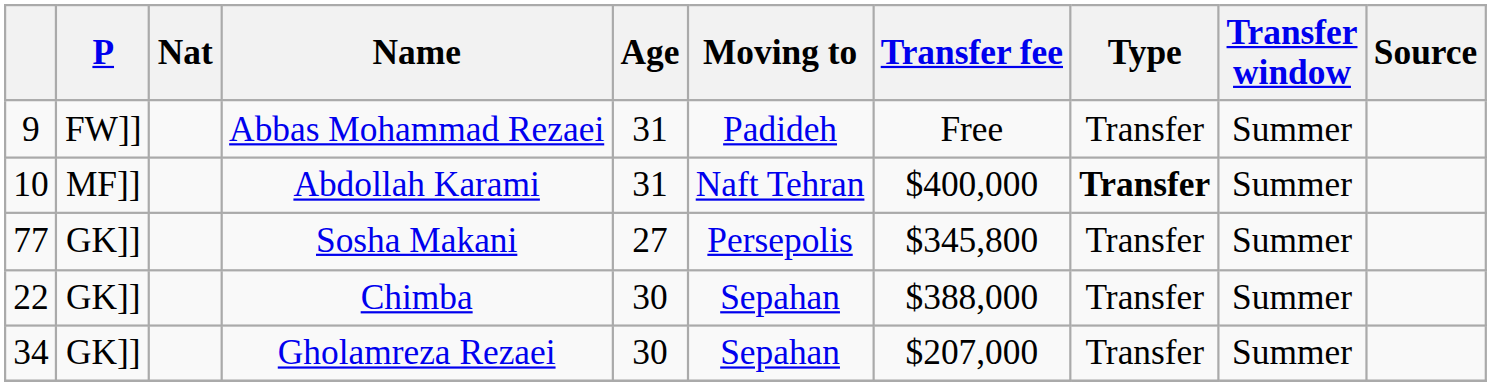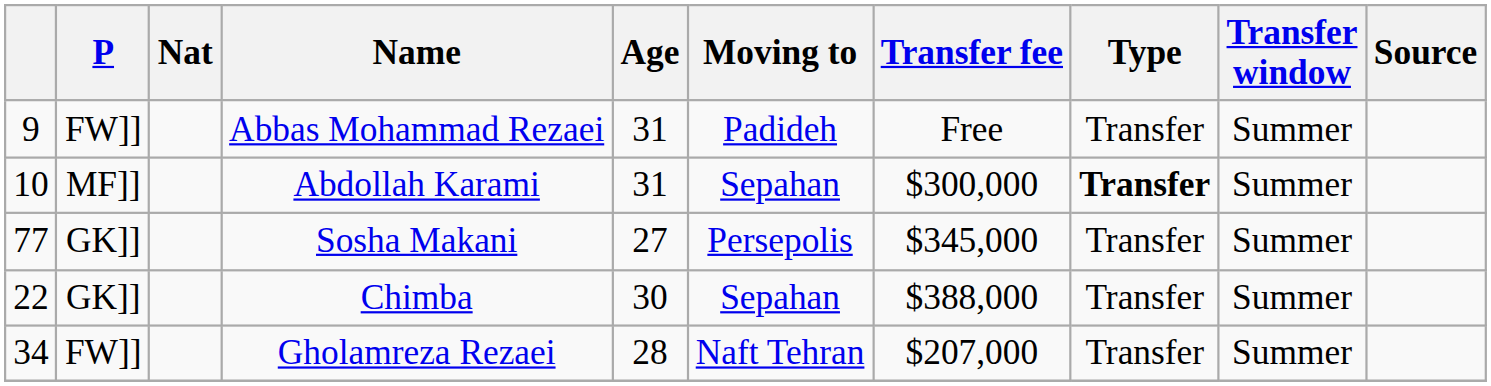(780, 184) Naft Tehran -> (780, 184) Sepahan
(972, 184) $400,000 -> (972, 184) $300,000
(972, 240) $345,800 -> (972, 240) $345,000
(103, 352) GK]] -> (103, 352) FW]]
(650, 352) 30 -> (650, 352) 28
(780, 352) Sepahan -> (780, 352) Naft Tehran
